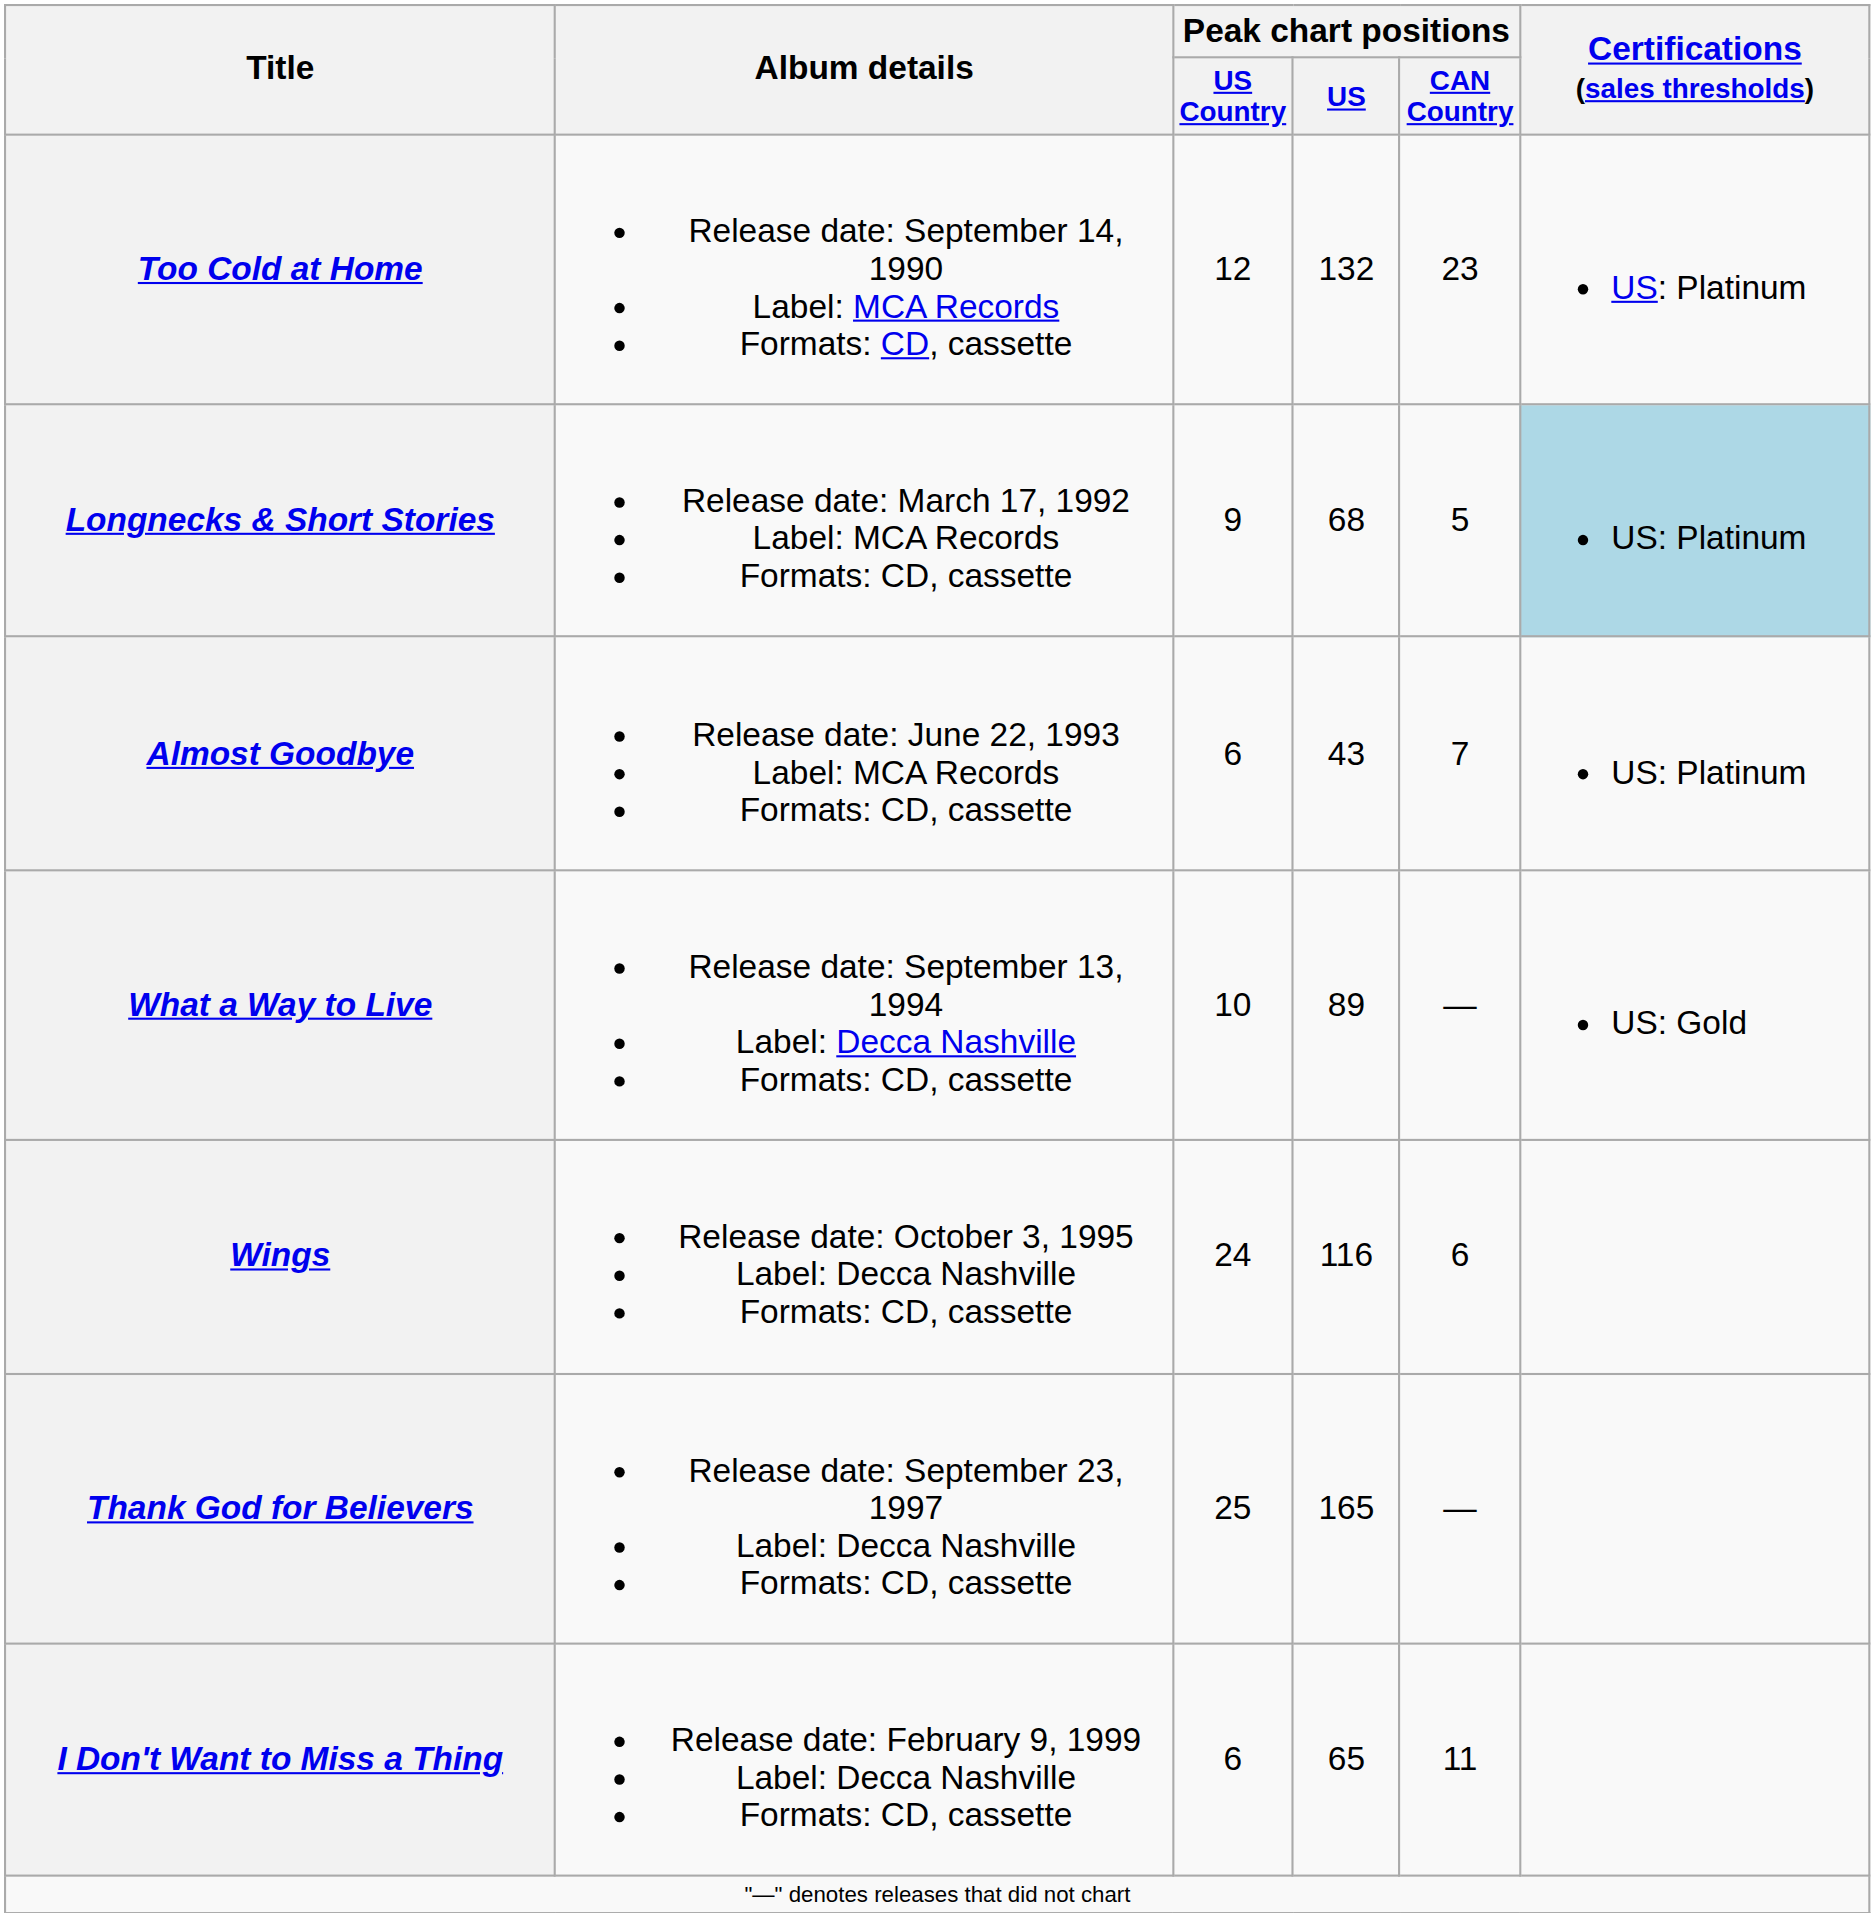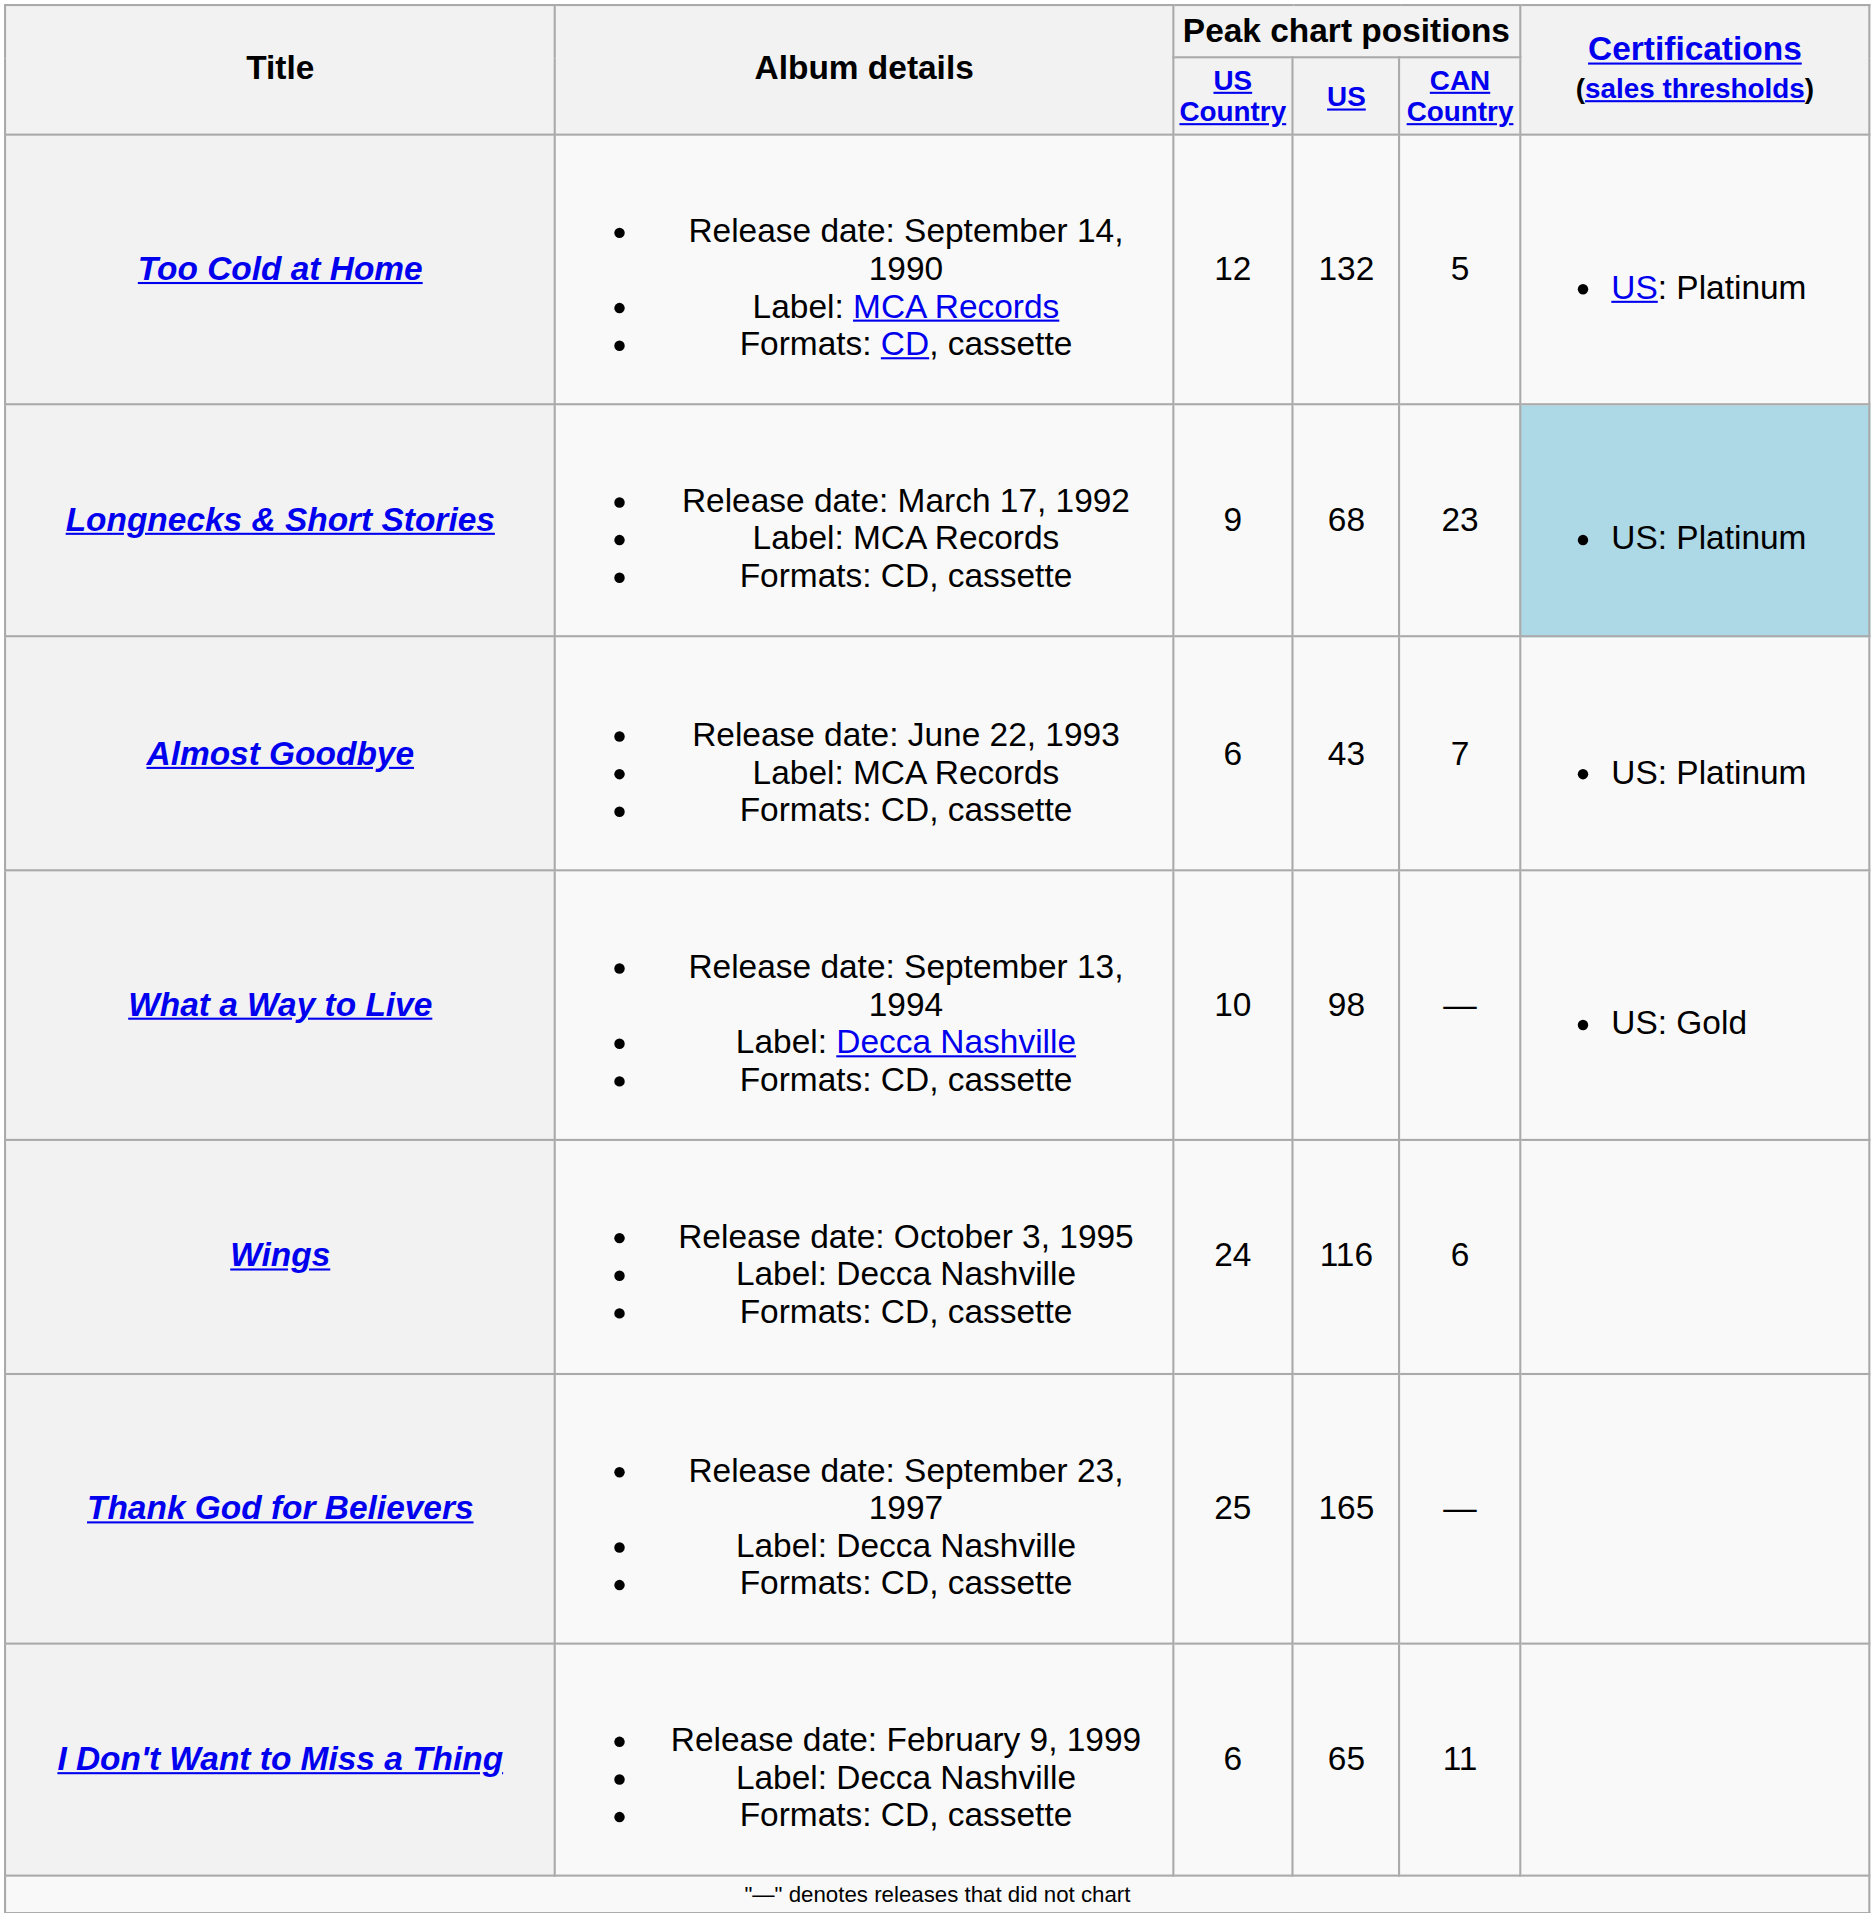(1460, 268) 23 -> (1460, 268) 5
(1460, 520) 5 -> (1460, 520) 23
(1346, 1004) 89 -> (1346, 1004) 98
